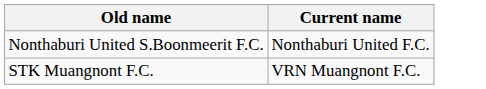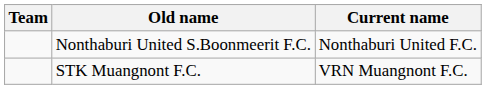+ column: (28, 17)
